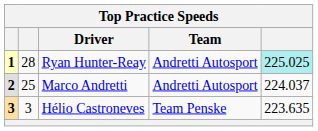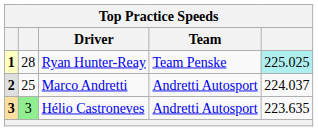(205, 62) Andretti Autosport -> (189, 62) Team Penske
(28, 108) no background -> (28, 108) lightgreen background
(189, 108) Team Penske -> (205, 108) Andretti Autosport
